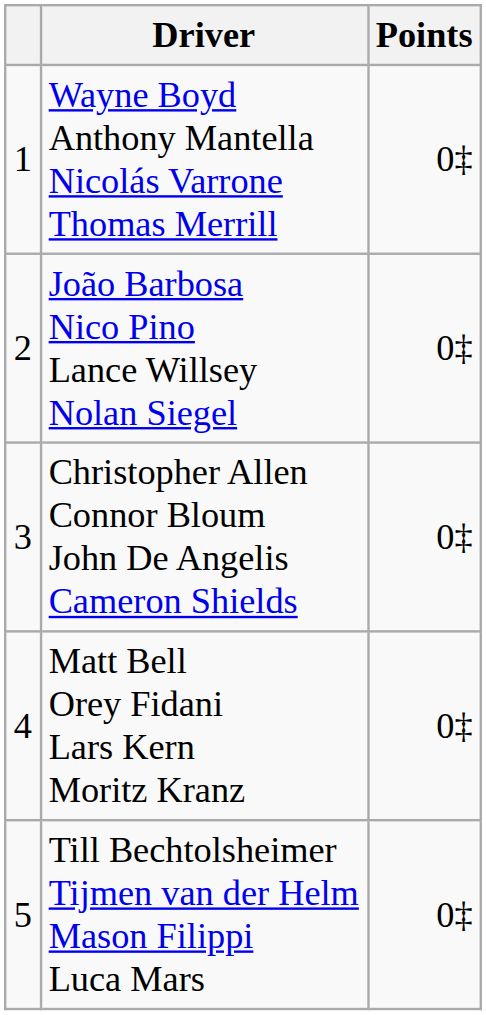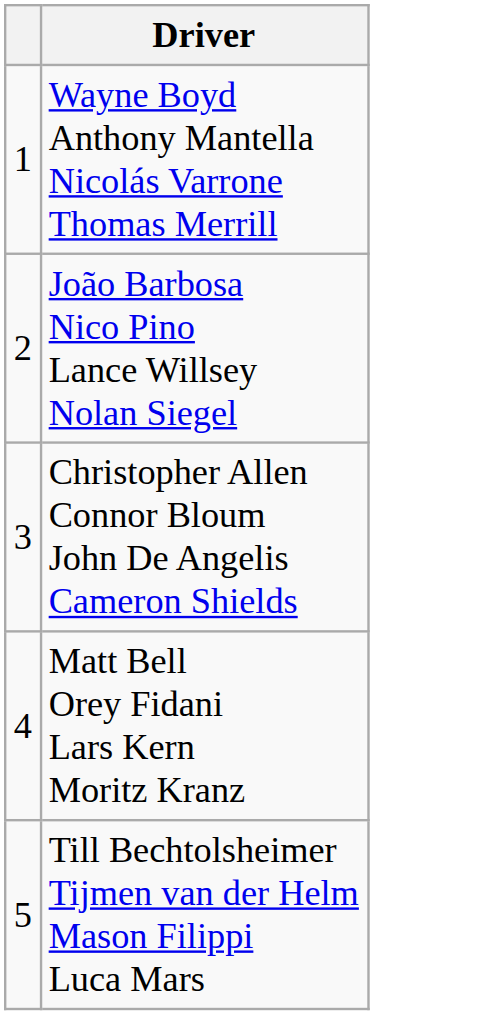- column: (424, 34)
